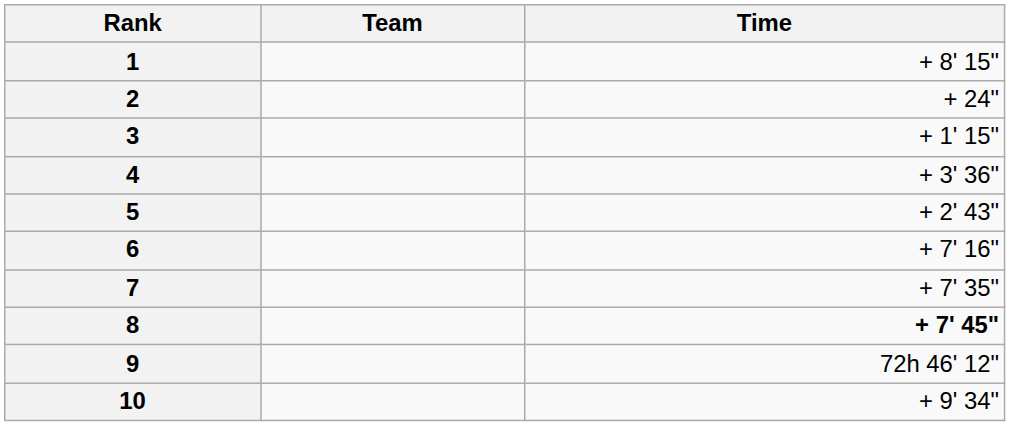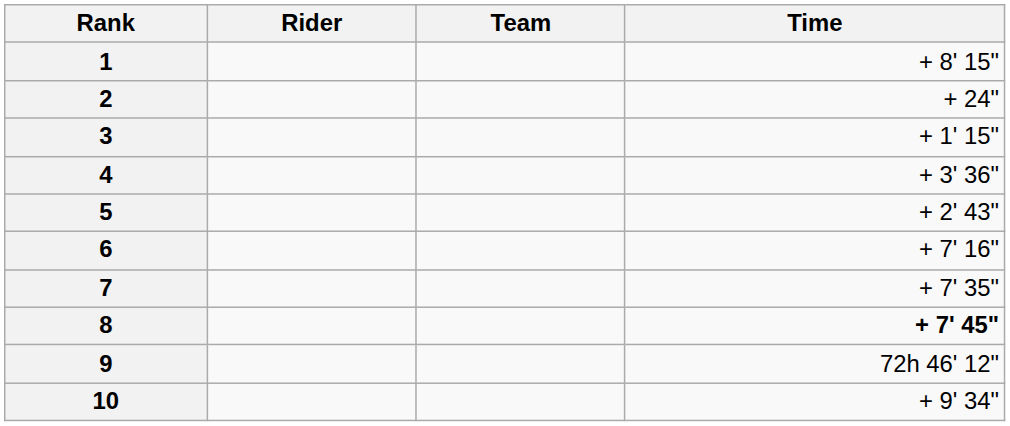+ column: (312, 23)
